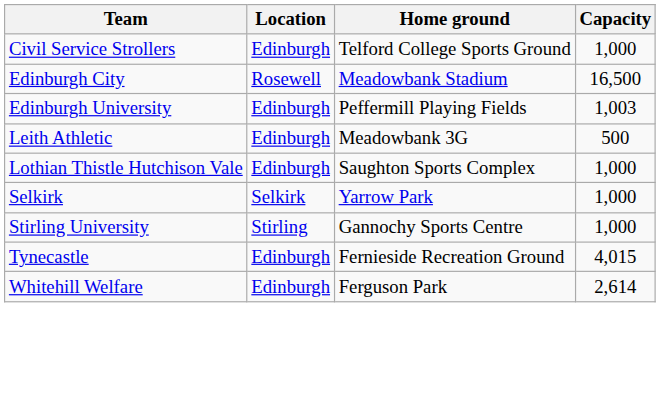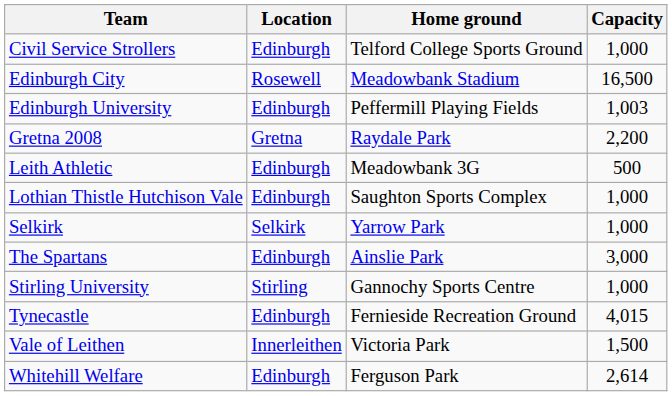+ row: (55, 138)
+ row: (58, 256)
+ row: (67, 345)
